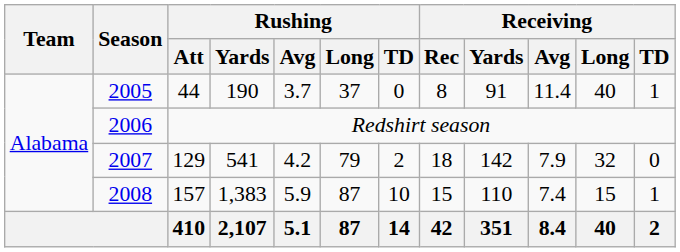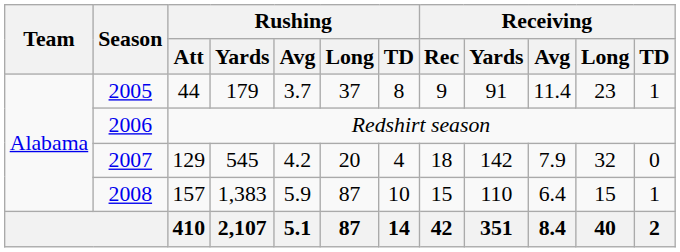(242, 90) 190 -> (242, 90) 179
(399, 90) 0 -> (399, 90) 8
(442, 90) 8 -> (442, 90) 9
(605, 90) 40 -> (605, 90) 23
(242, 159) 541 -> (242, 159) 545
(350, 159) 79 -> (350, 159) 20
(399, 159) 2 -> (399, 159) 4
(552, 194) 7.4 -> (552, 194) 6.4
